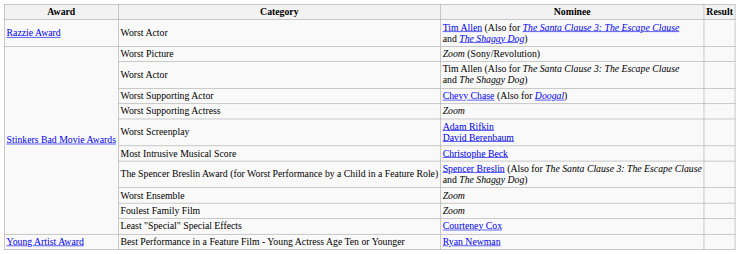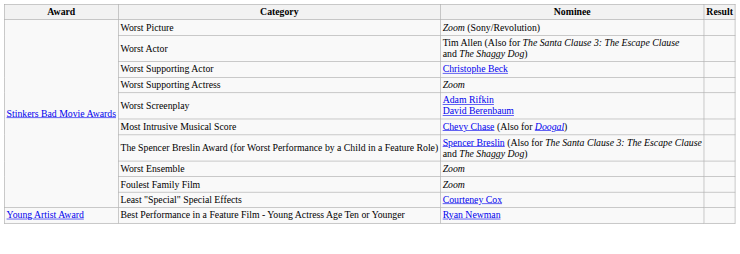- row: (34, 33)
(505, 96) Chevy Chase (Also for Doogal) -> (475, 69) Christophe Beck
(475, 153) Christophe Beck -> (505, 127) Chevy Chase (Also for Doogal)
